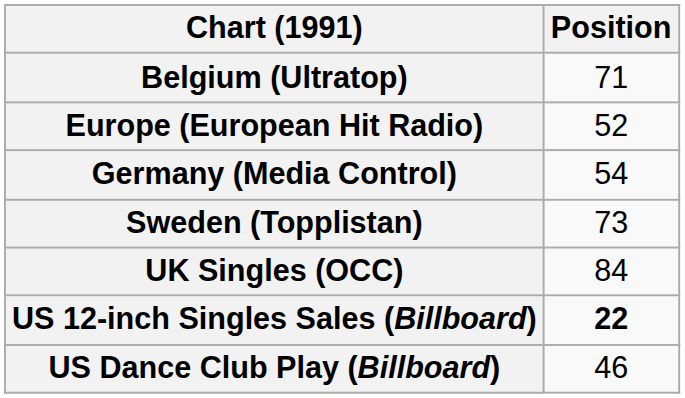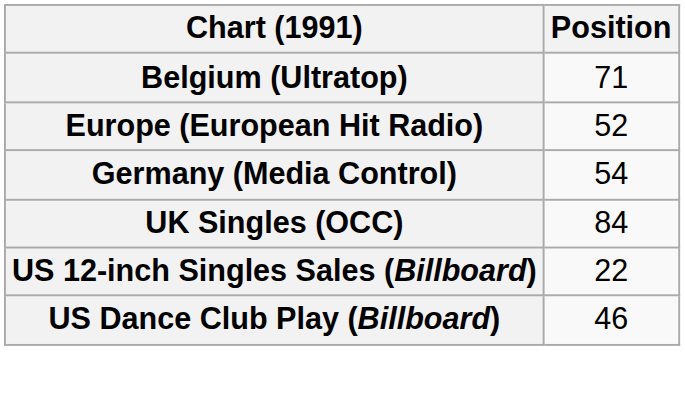- row: (274, 222)
(611, 319) bold -> (611, 271) normal
